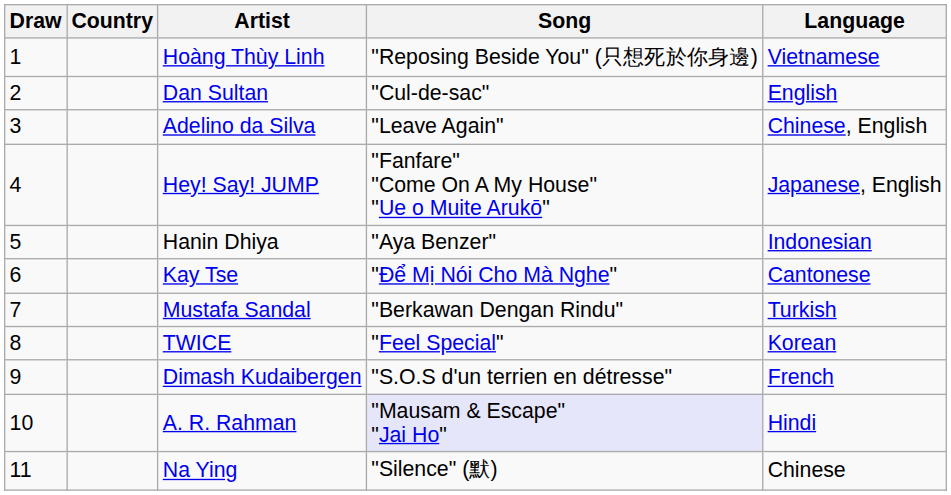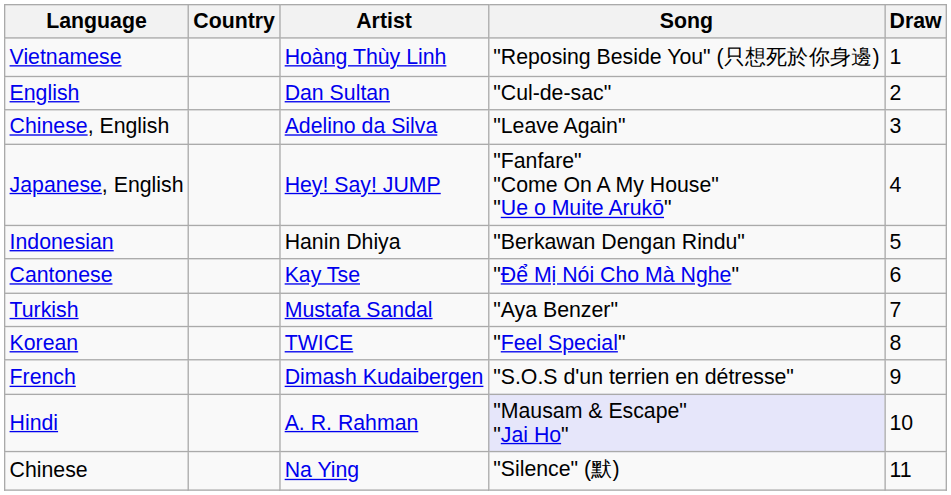columns swapped: (36, 21) <-> (855, 21)
(434, 241) "Aya Benzer" -> (619, 241) "Berkawan Dengan Rindu"
(497, 309) "Berkawan Dengan Rindu" -> (556, 309) "Aya Benzer"
